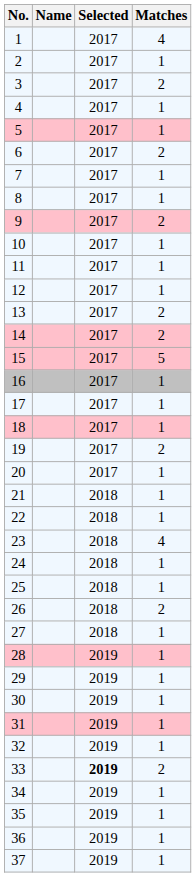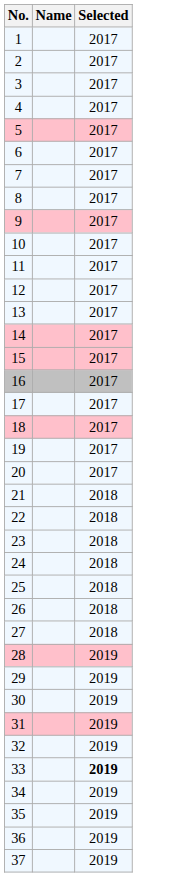- column: (161, 15)
